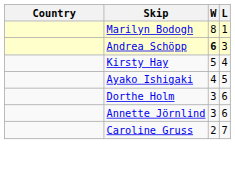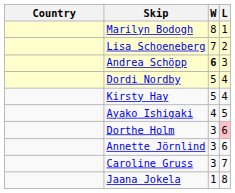+ row: (156, 46)
+ row: (144, 80)
(225, 96) no background -> (225, 130) pink background
(213, 130) 2 -> (213, 163) 3
+ row: (144, 180)
